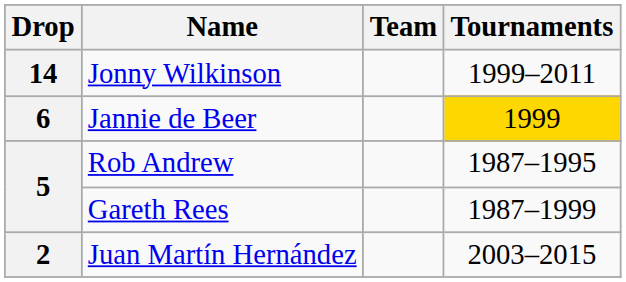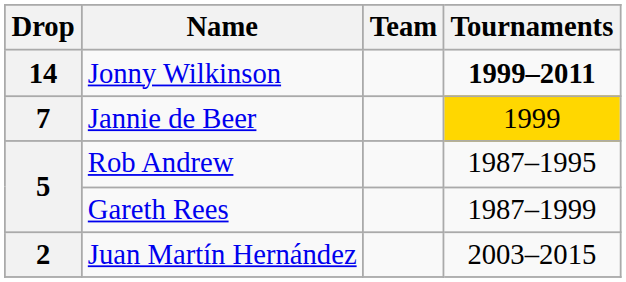(532, 72) normal -> (532, 72) bold
(43, 118) 6 -> (43, 118) 7
